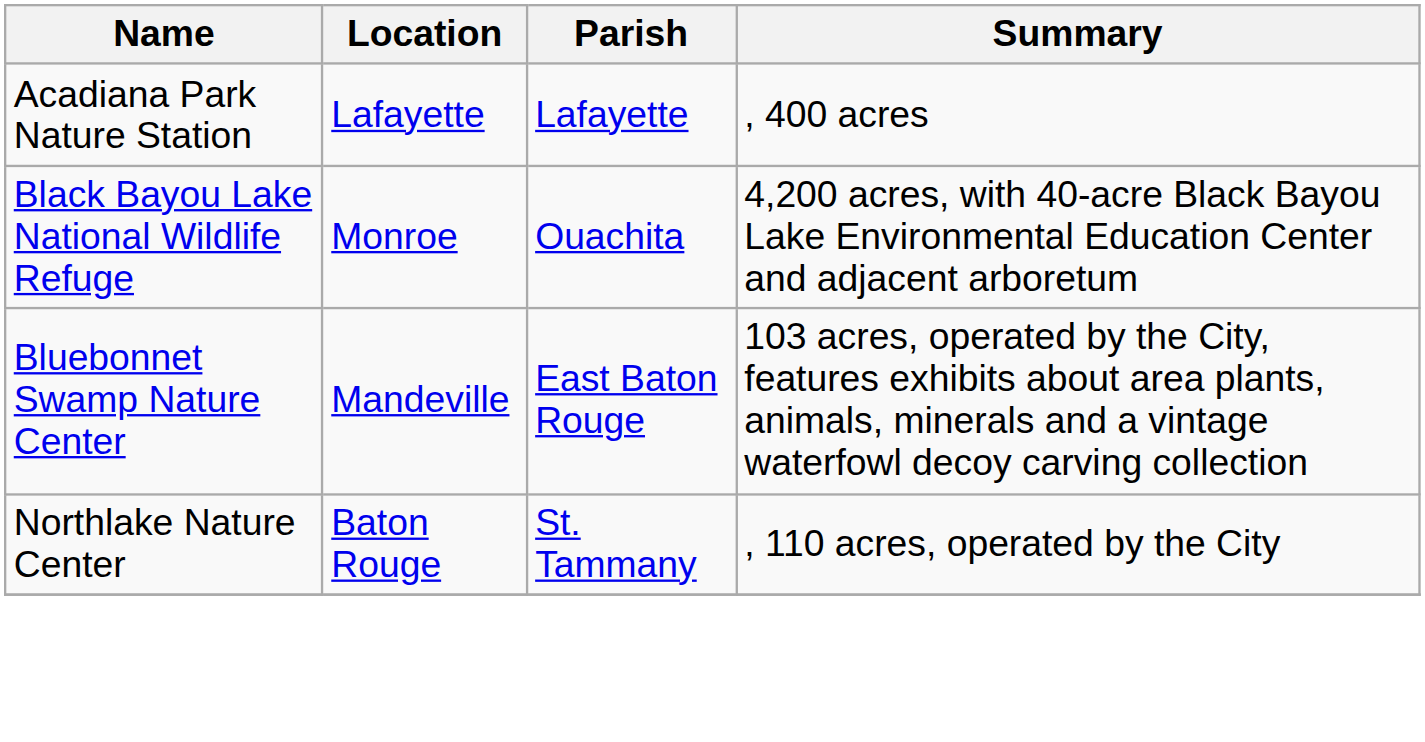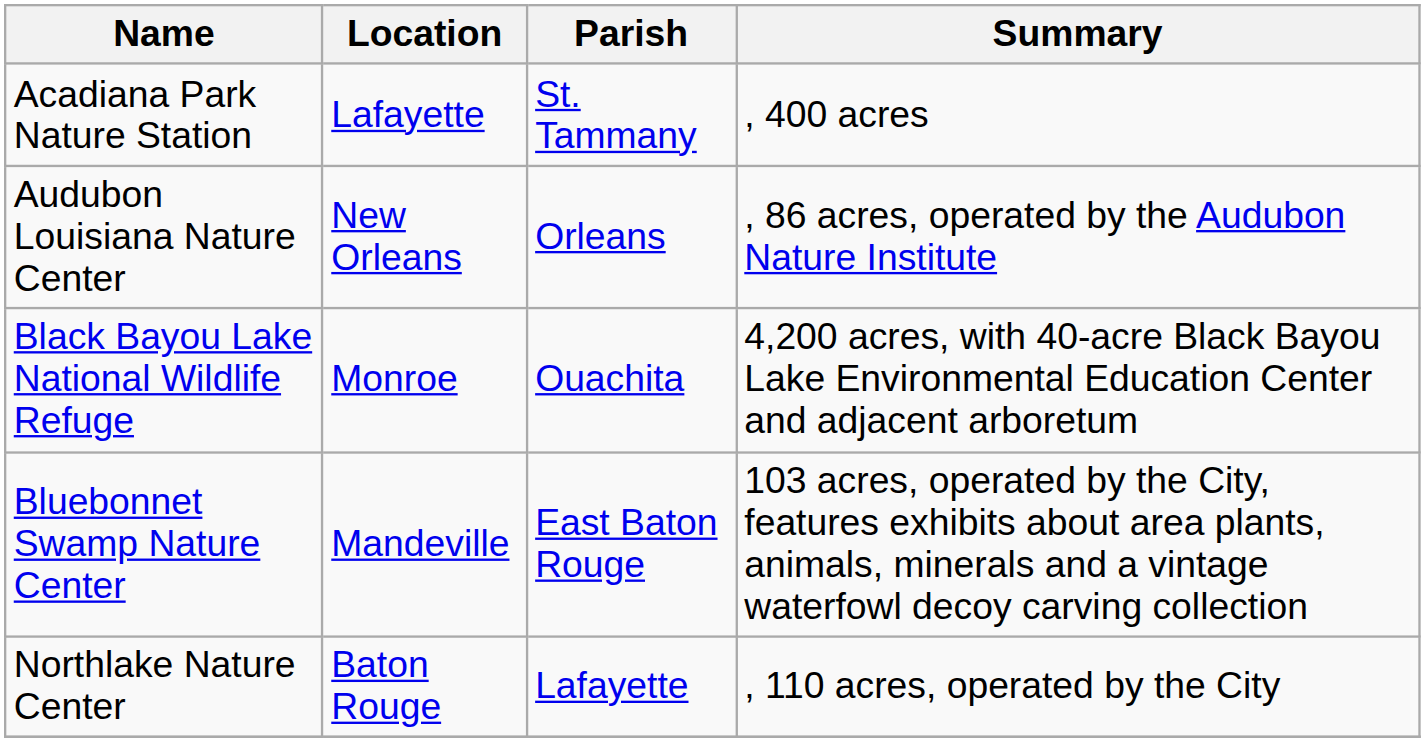(612, 114) Lafayette -> (616, 114) St. Tammany
+ row: (155, 236)
(616, 543) St. Tammany -> (612, 686) Lafayette
